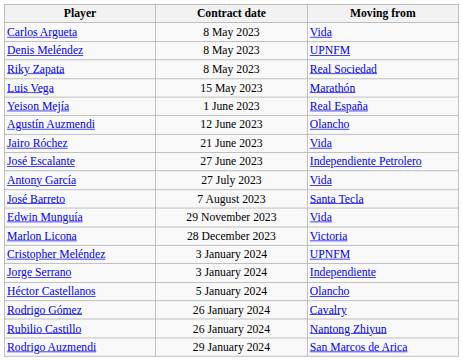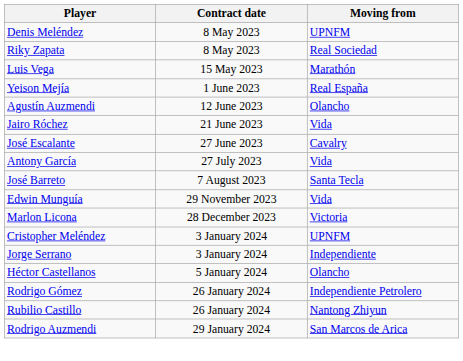- row: (42, 32)
(366, 161) Independiente Petrolero -> (328, 143) Cavalry
(328, 310) Cavalry -> (366, 291) Independiente Petrolero
